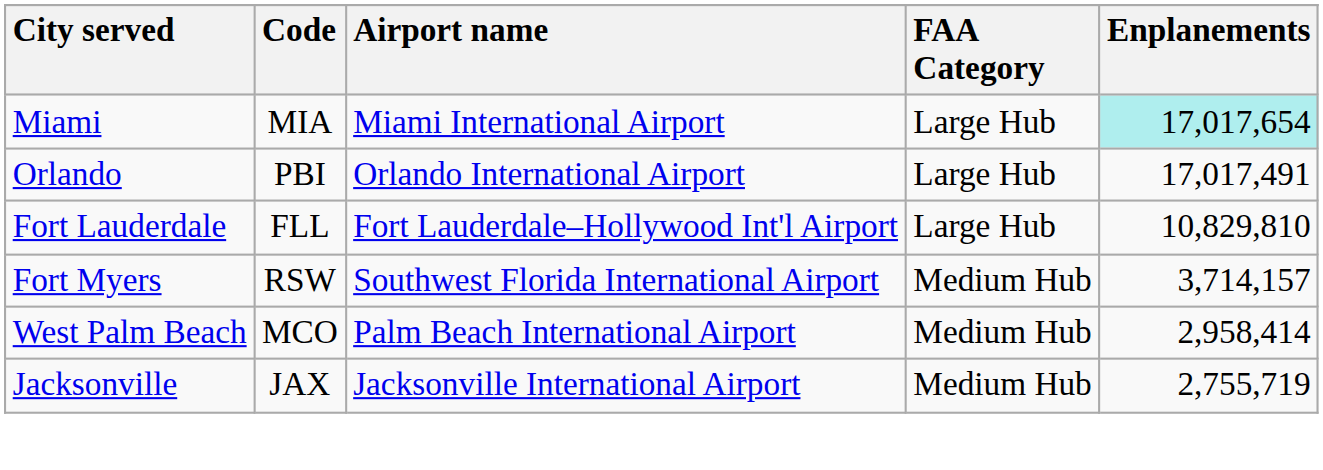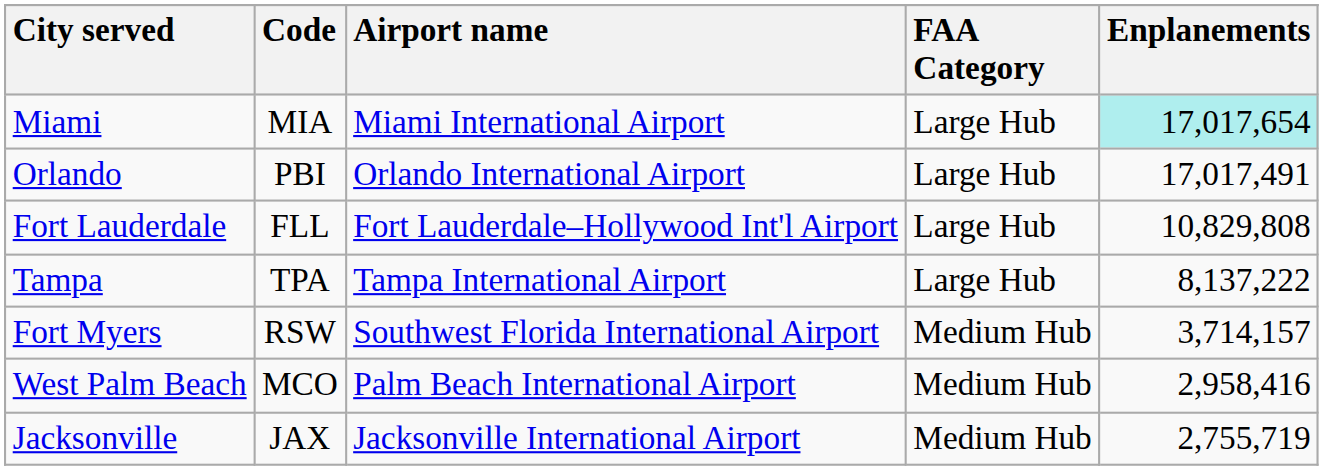(1236, 226) 10,829,810 -> (1236, 226) 10,829,808
+ row: (58, 279)
(1244, 332) 2,958,414 -> (1244, 385) 2,958,416
